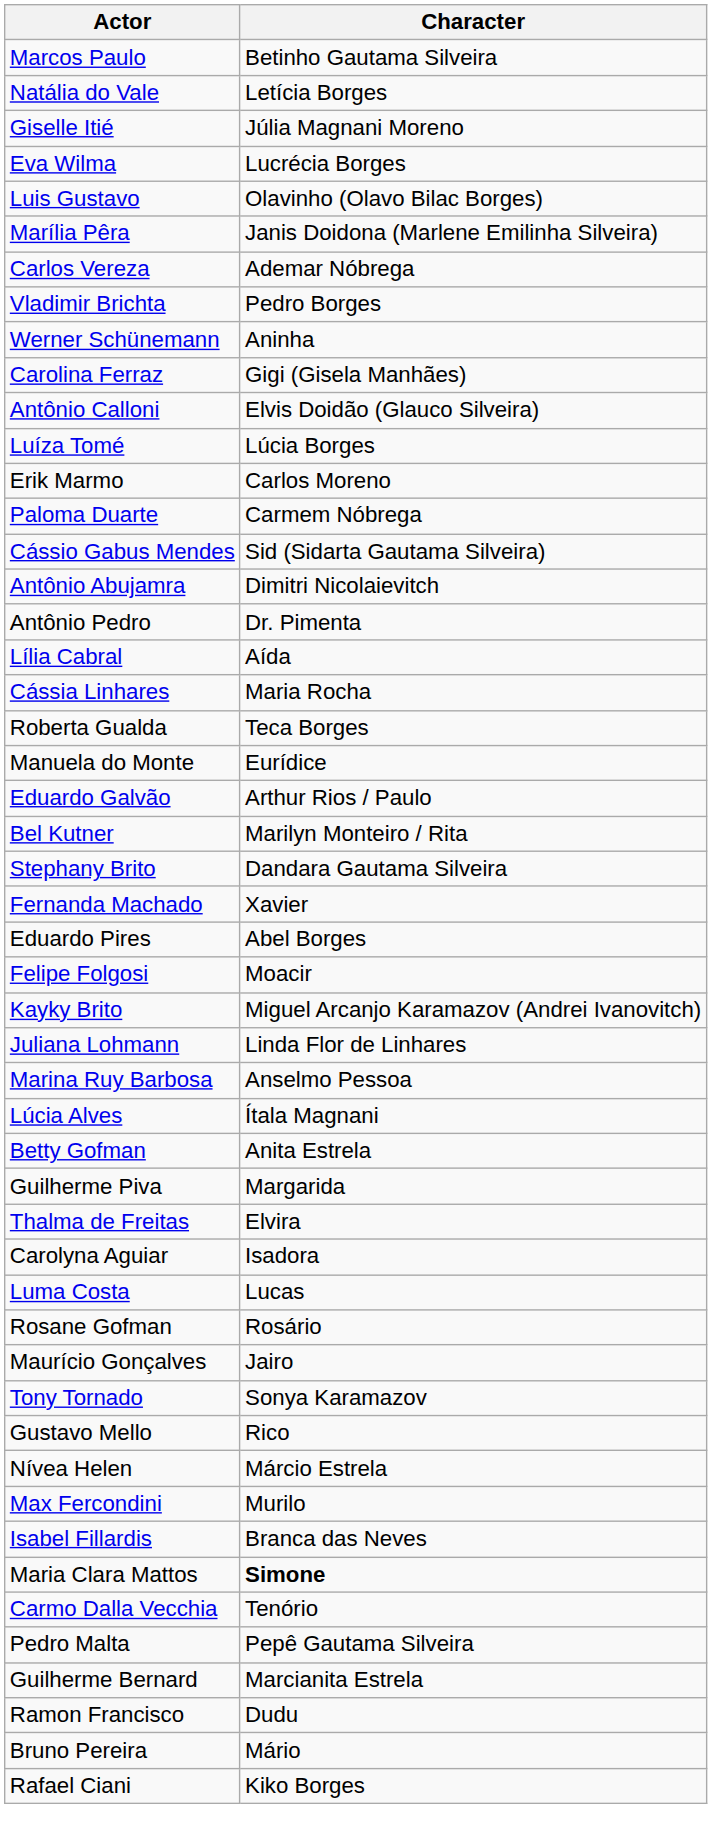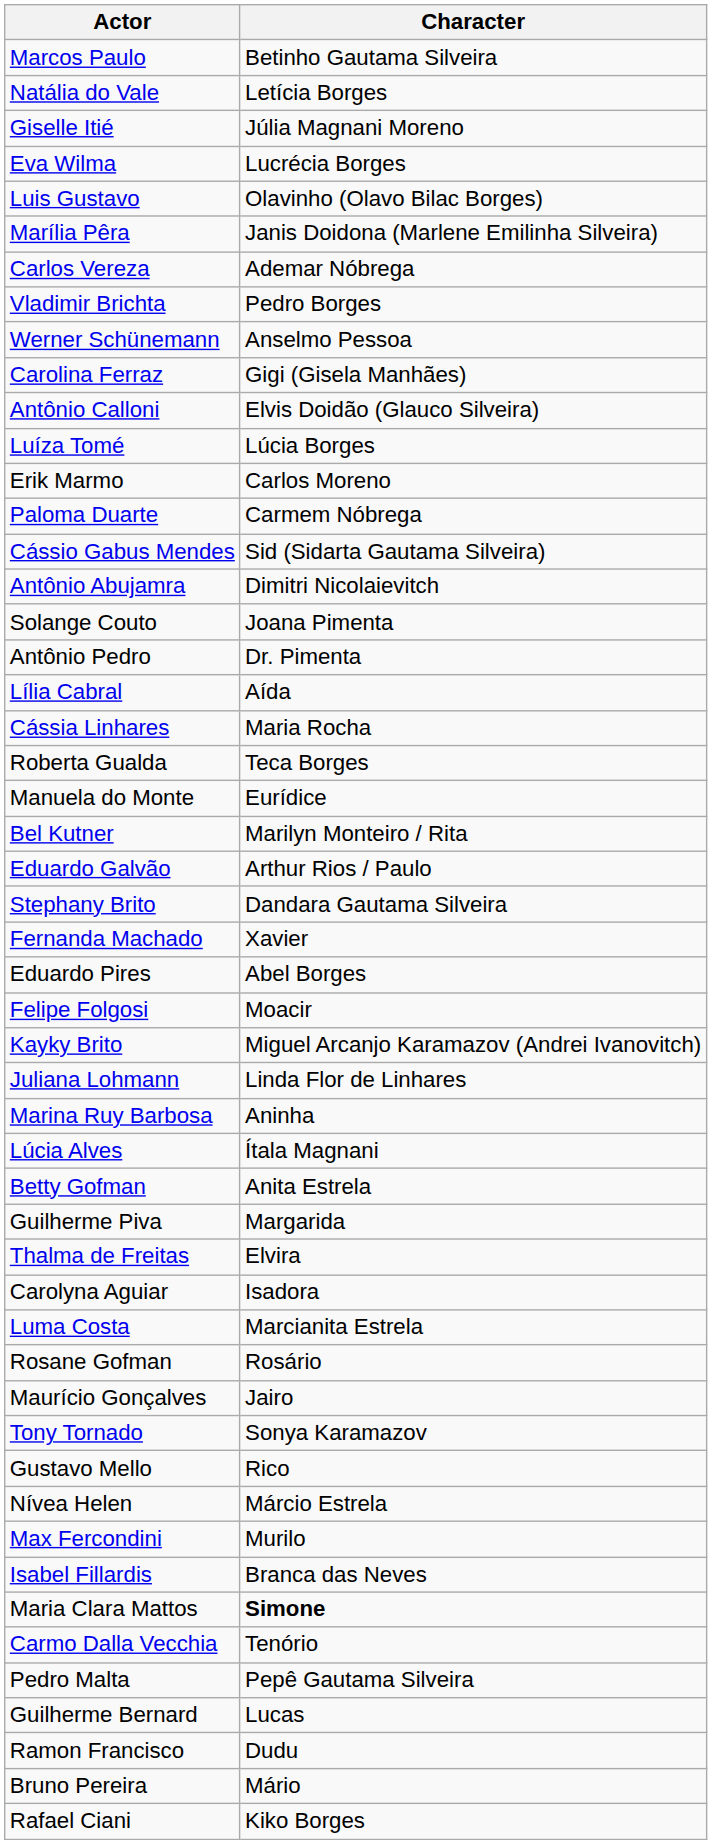(280, 339) Aninha -> (328, 339) Anselmo Pessoa
+ row: (83, 621)
rows swapped: (90, 798) <-> (62, 833)
(328, 1080) Anselmo Pessoa -> (280, 1115) Aninha
(275, 1291) Lucas -> (334, 1327) Marcianita Estrela
(334, 1679) Marcianita Estrela -> (275, 1715) Lucas
